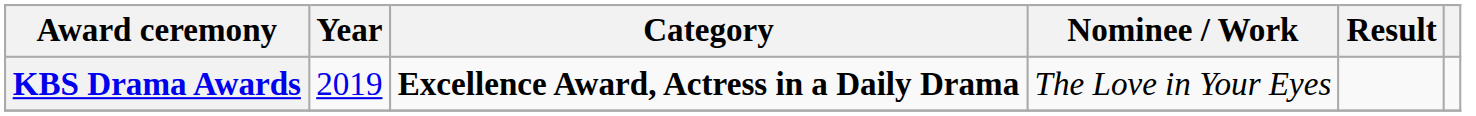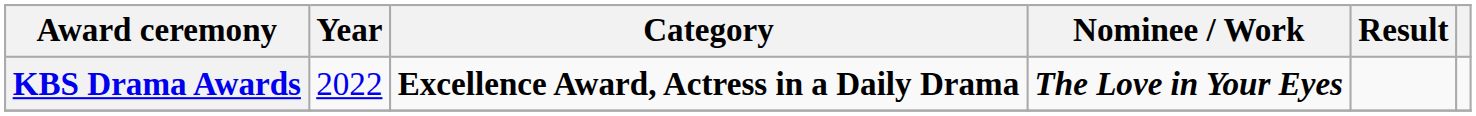(349, 83) 2019 -> (349, 83) 2022
(1183, 83) normal -> (1189, 83) bold
